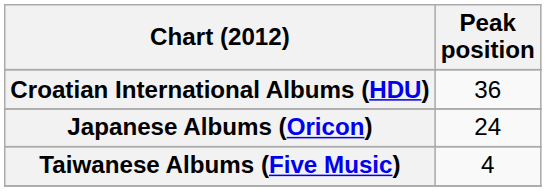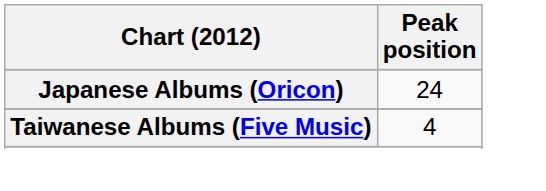- row: (220, 89)
